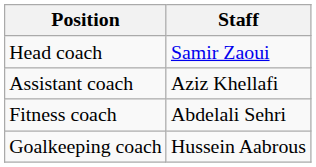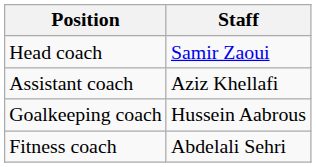rows swapped: (85, 146) <-> (63, 114)
